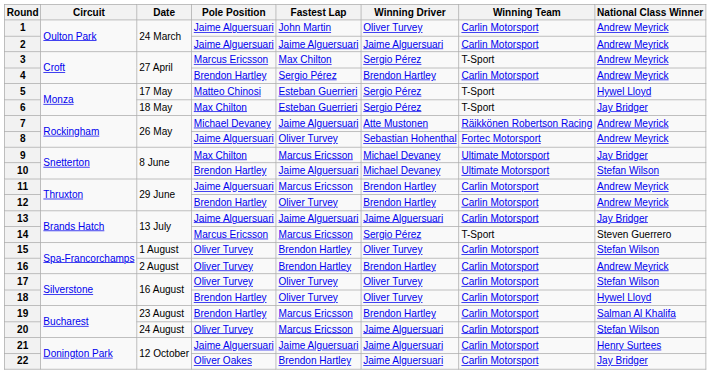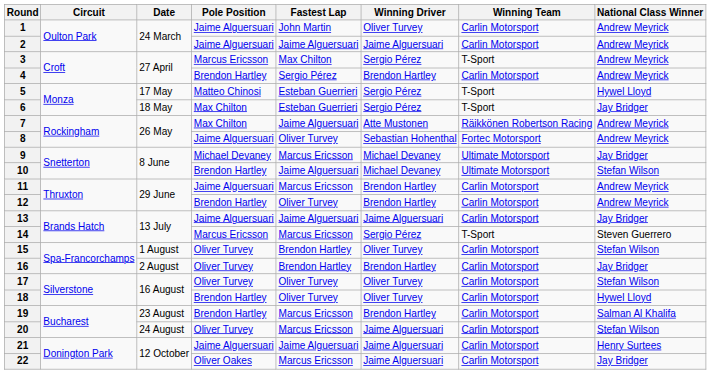(232, 123) Michael Devaney -> (220, 123) Max Chilton
(220, 155) Max Chilton -> (232, 155) Michael Devaney
(633, 266) Andrew Meyrick -> (622, 266) Jay Bridger
(315, 361) Brendon Hartley -> (316, 361) Marcus Ericsson
